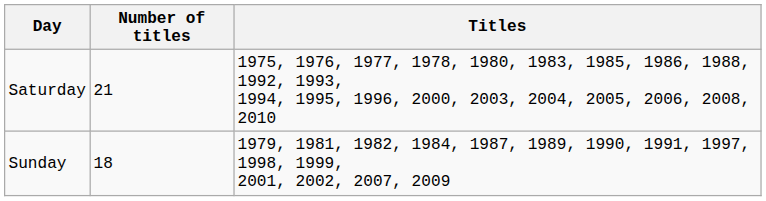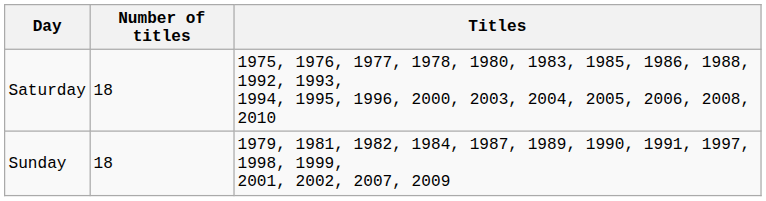(103, 91) 21 -> (103, 91) 18
